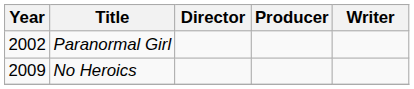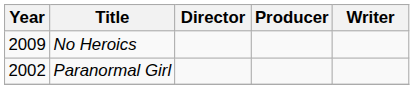rows swapped: (112, 44) <-> (95, 71)
